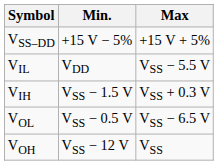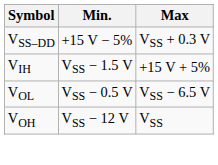(175, 40) +15 V + 5% -> (175, 40) VSS + 0.3 V
- row: (19, 67)
(175, 93) VSS + 0.3 V -> (175, 67) +15 V + 5%
